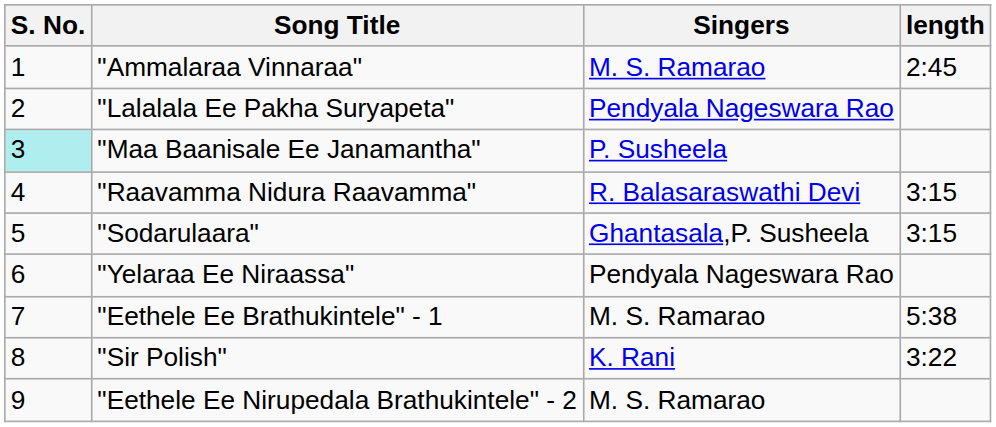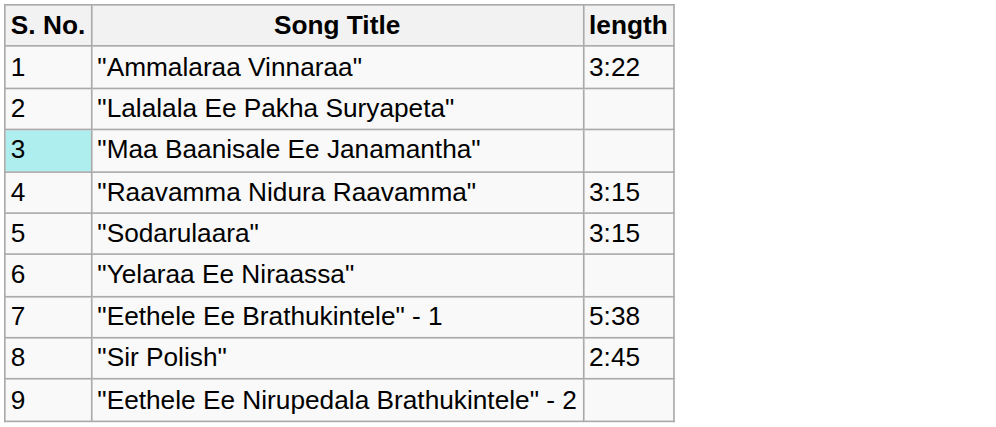- column: (741, 25)
(931, 66) 2:45 -> (615, 66) 3:22
(931, 358) 3:22 -> (615, 358) 2:45
